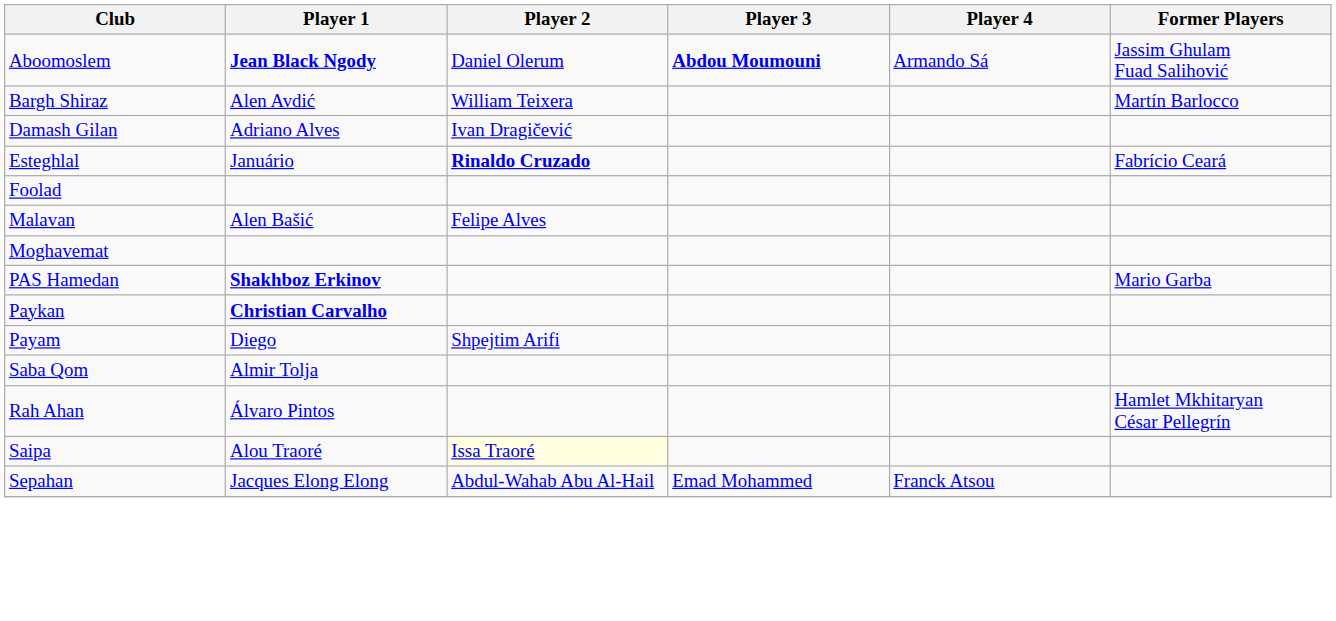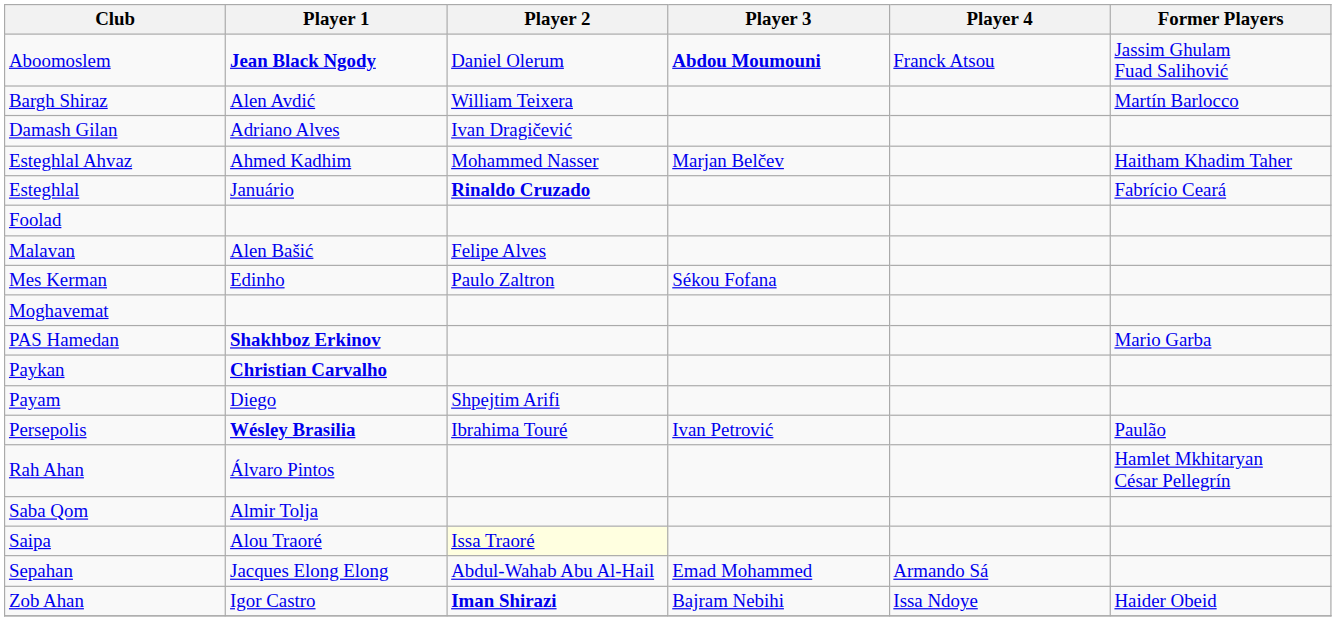(941, 60) Armando Sá -> (944, 60) Franck Atsou
+ row: (71, 160)
+ row: (58, 280)
+ row: (48, 429)
rows swapped: (46, 410) <-> (49, 370)
(944, 481) Franck Atsou -> (941, 570) Armando Sá
+ row: (46, 600)
